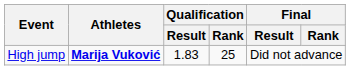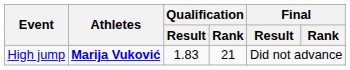(228, 55) 25 -> (228, 55) 21
